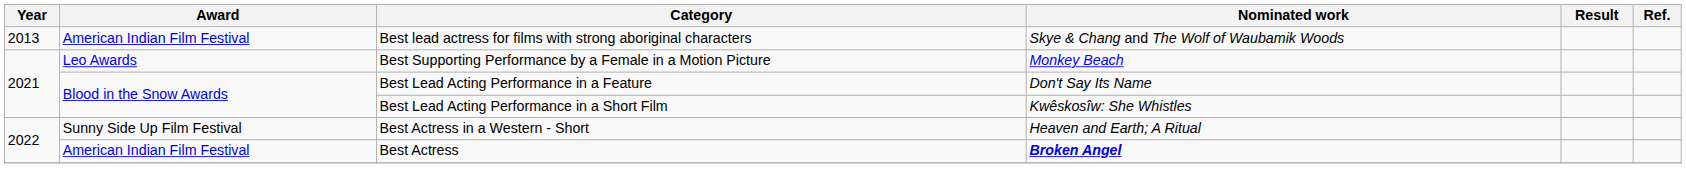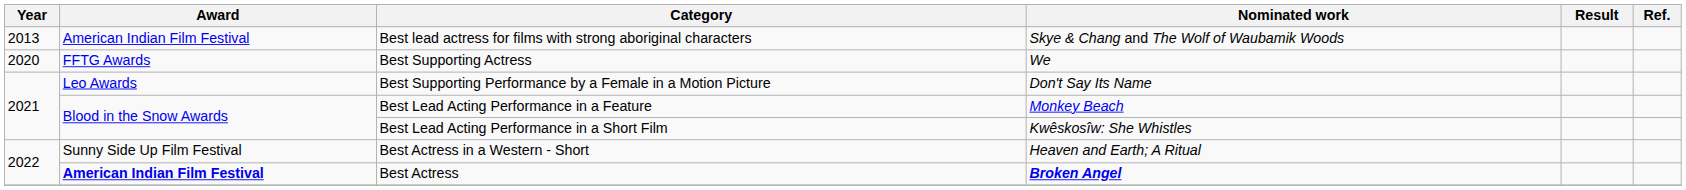+ row: (456, 60)
(1077, 60) Monkey Beach -> (1091, 83) Don't Say Its Name
(1091, 83) Don't Say Its Name -> (1077, 106) Monkey Beach
(156, 151) normal -> (163, 173) bold
